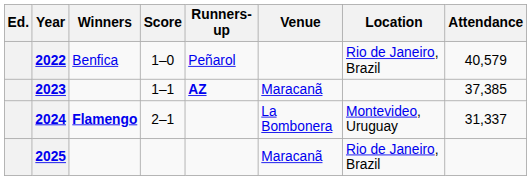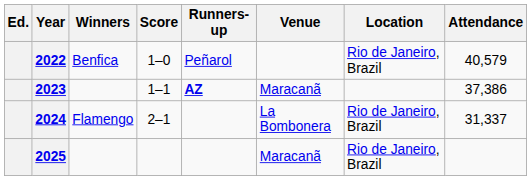(486, 90) 37,385 -> (486, 90) 37,386
(105, 119) bold -> (103, 119) normal
(383, 119) Montevideo, Uruguay -> (393, 119) Rio de Janeiro, Brazil
